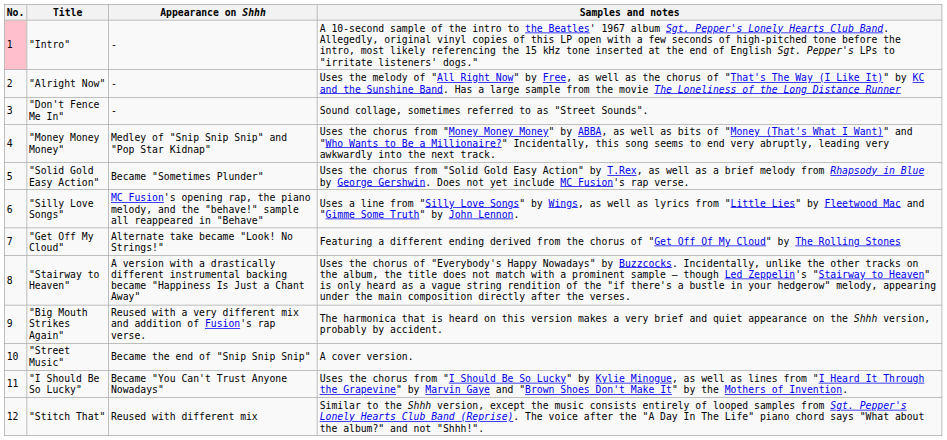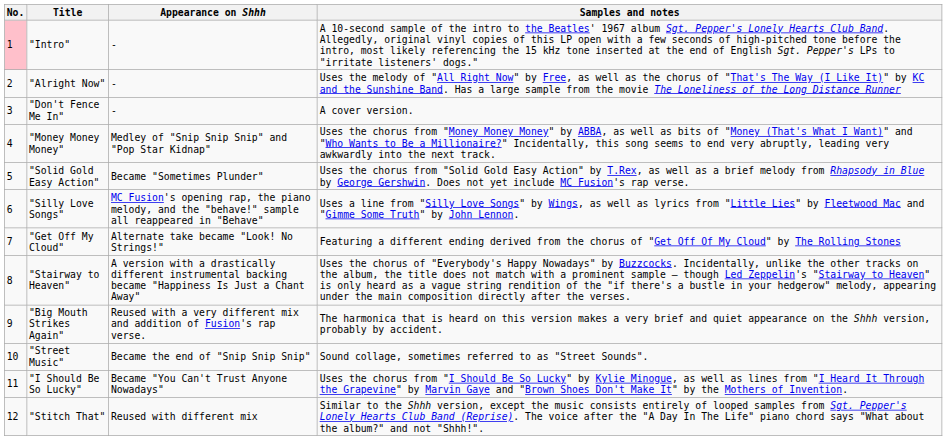(484, 111) Sound collage, sometimes referred to as "Street Sounds". -> (367, 111) A cover version.
(367, 357) A cover version. -> (484, 357) Sound collage, sometimes referred to as "Street Sounds".
